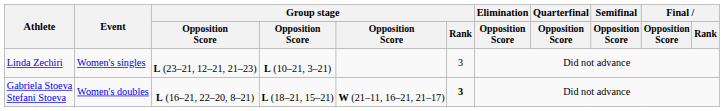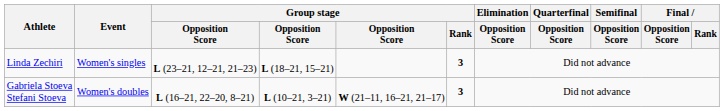(298, 69) L (10–21, 3–21) -> (298, 69) L (18–21, 15–21)
(461, 63) normal -> (461, 63) bold
(298, 98) L (18–21, 15–21) -> (298, 98) L (10–21, 3–21)
